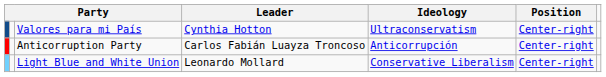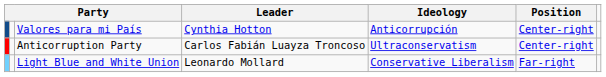(423, 30) Ultraconservatism -> (414, 30) Anticorrupción
(414, 47) Anticorrupción -> (423, 47) Ultraconservatism
(556, 63) Center-right -> (547, 63) Far-right
